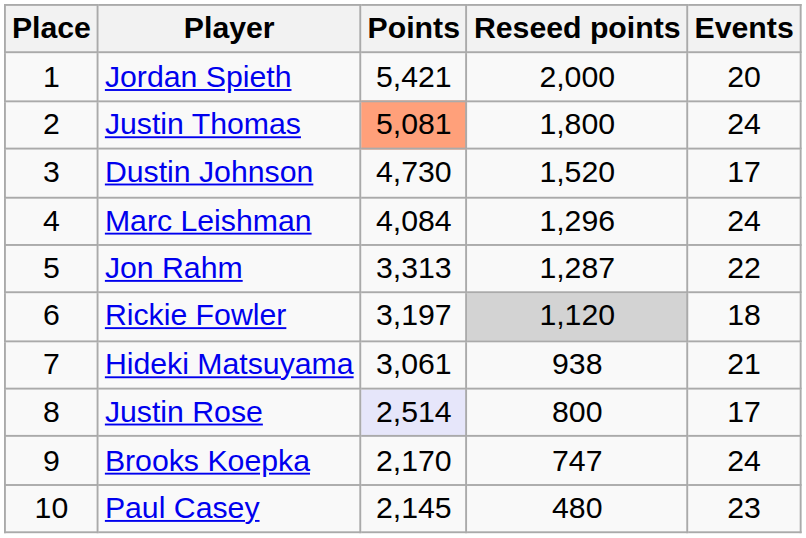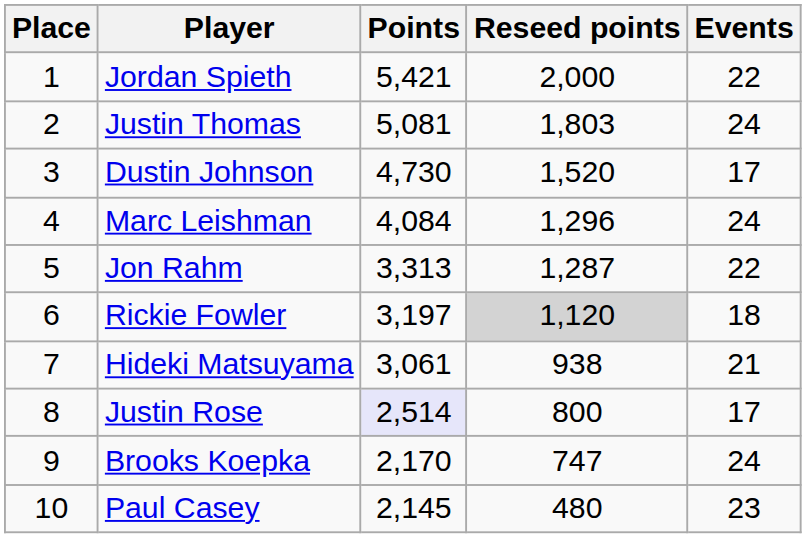(744, 76) 20 -> (744, 76) 22
(414, 124) lightsalmon background -> (414, 124) no background
(577, 124) 1,800 -> (577, 124) 1,803
